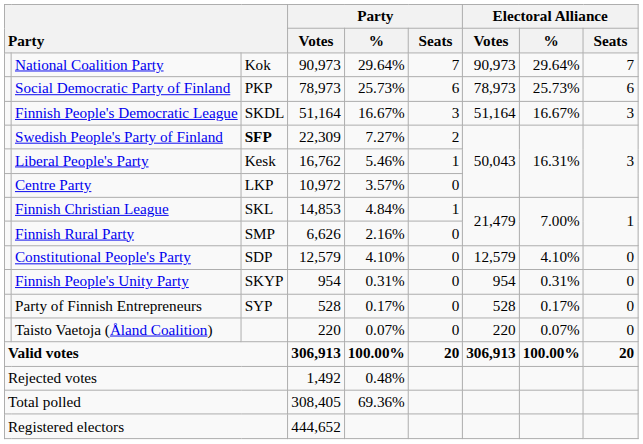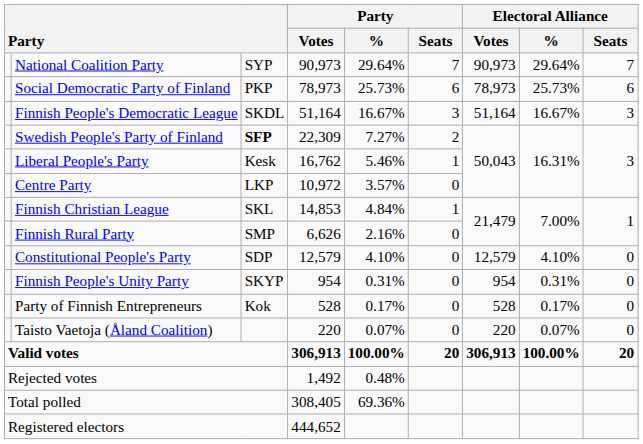(258, 64) Kok -> (259, 64) SYP
(259, 305) SYP -> (258, 305) Kok
